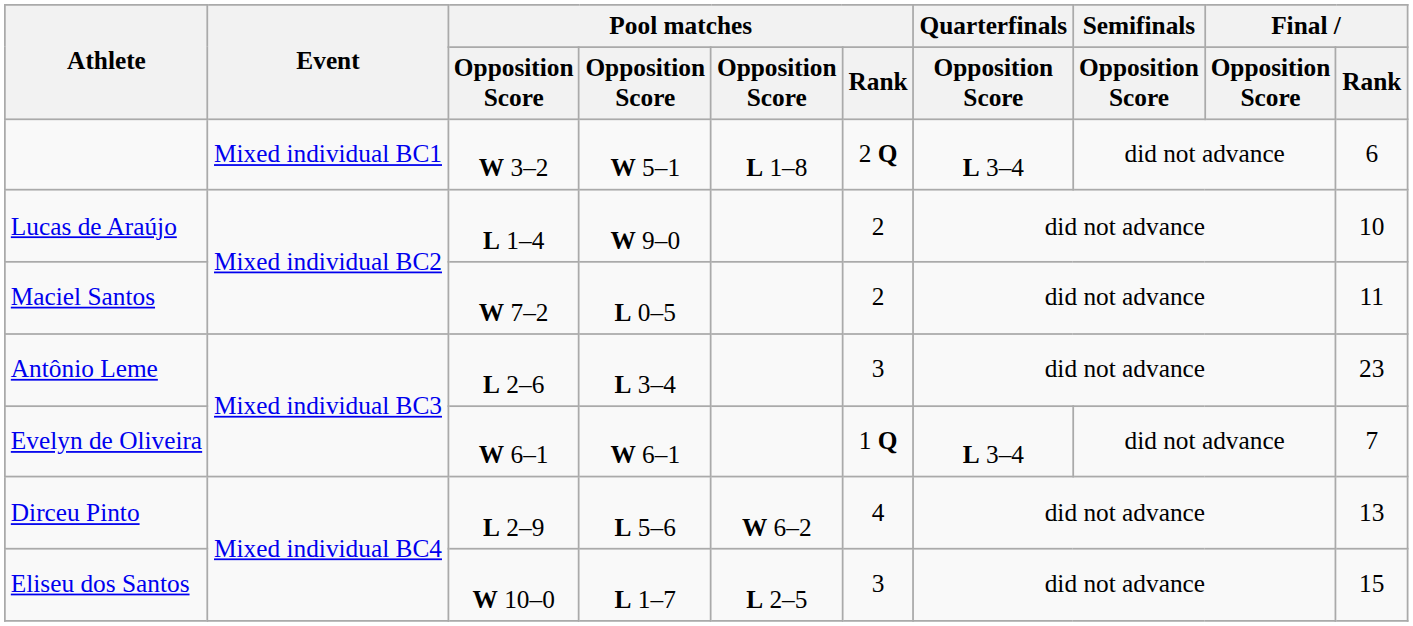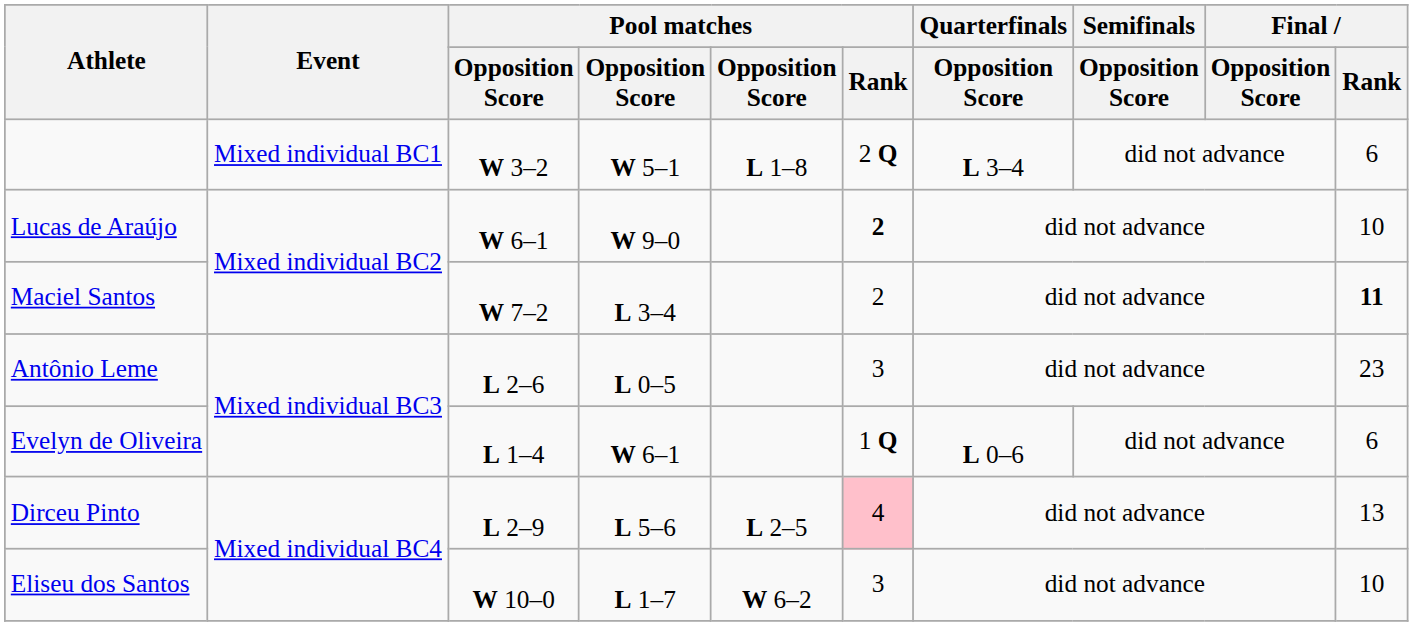(514, 240) L 1–4 -> (514, 240) W 6–1
(878, 225) normal -> (878, 225) bold
(645, 312) L 0–5 -> (645, 312) L 3–4
(1372, 297) normal -> (1372, 297) bold
(645, 384) L 3–4 -> (645, 384) L 0–5
(514, 456) W 6–1 -> (514, 456) L 1–4
(993, 456) L 3–4 -> (993, 456) L 0–6
(1372, 441) 7 -> (1372, 441) 6
(777, 527) W 6–2 -> (777, 527) L 2–5
(878, 512) no background -> (878, 512) pink background
(777, 599) L 2–5 -> (777, 599) W 6–2
(1372, 584) 15 -> (1372, 584) 10
